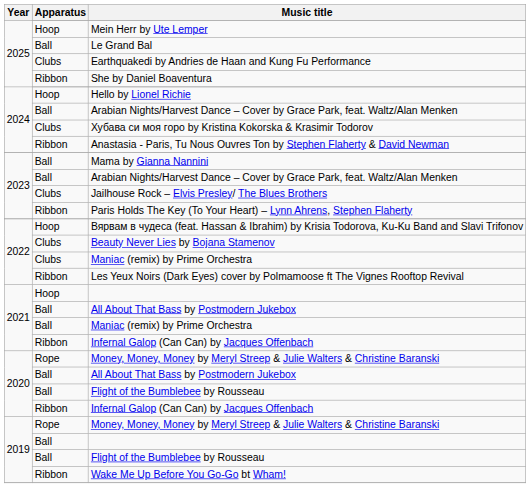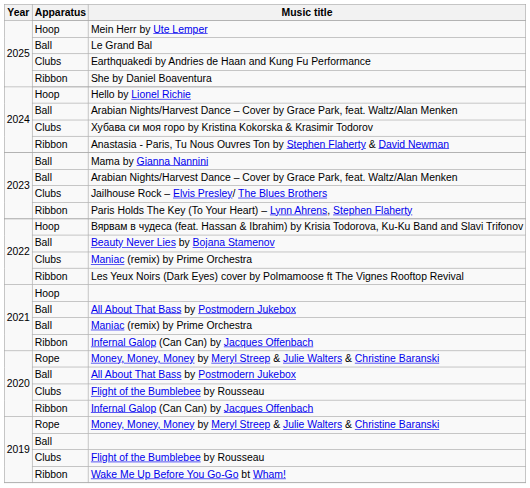(48, 243) Clubs -> (43, 243) Ball
(43, 392) Ball -> (48, 392) Clubs
(43, 458) Ball -> (48, 458) Clubs
